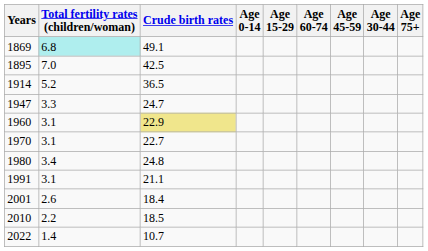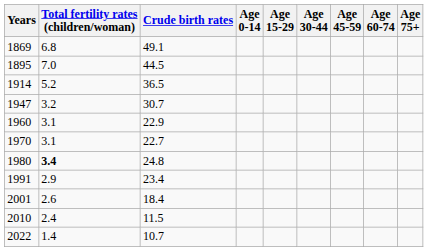columns swapped: (381, 20) <-> (314, 20)
(49, 46) paleturquoise background -> (49, 46) no background
(154, 65) 42.5 -> (154, 65) 44.5
(49, 103) 3.3 -> (49, 103) 3.2
(154, 103) 24.7 -> (154, 103) 30.7
(154, 122) khaki background -> (154, 122) no background
(49, 160) normal -> (49, 160) bold
(49, 179) 3.1 -> (49, 179) 2.9
(154, 179) 21.1 -> (154, 179) 23.4
(49, 217) 2.2 -> (49, 217) 2.4
(154, 217) 18.5 -> (153, 217) 11.5
